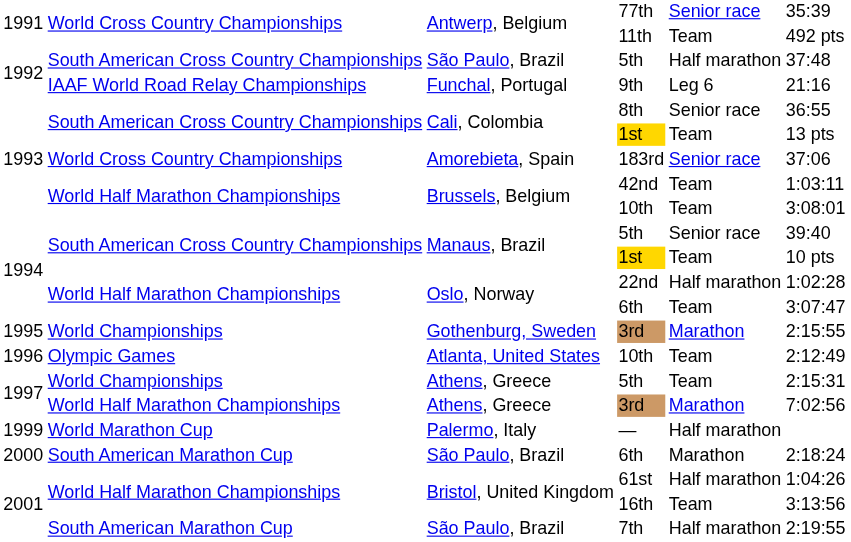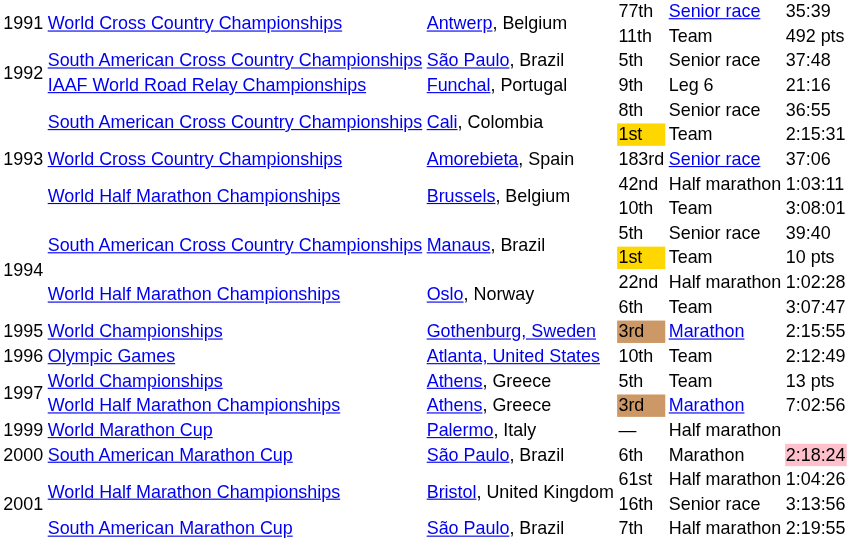(725, 60) Half marathon -> (715, 60) Senior race
(810, 134) 13 pts -> (816, 134) 2:15:31
(691, 183) Team -> (725, 183) Half marathon
(816, 380) 2:15:31 -> (810, 380) 13 pts
(816, 454) no background -> (816, 454) pink background
(691, 504) Team -> (715, 504) Senior race
